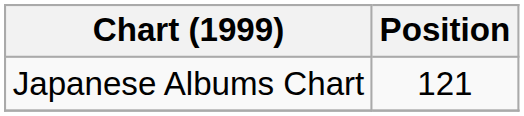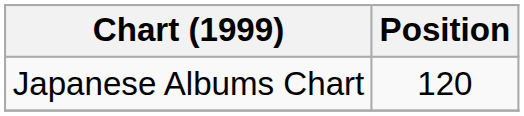(445, 83) 121 -> (445, 83) 120
